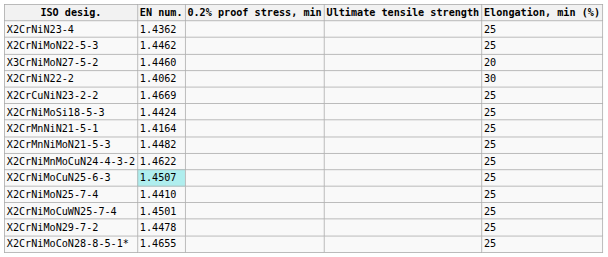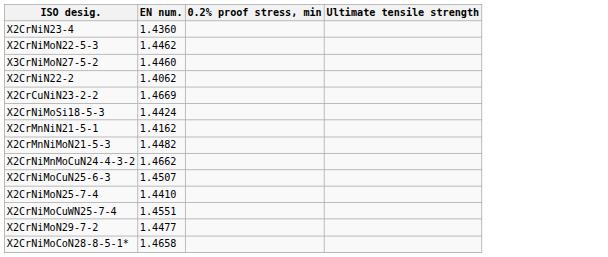- column: (542, 13)
(158, 29) 1.4362 -> (158, 29) 1.4360
(158, 128) 1.4164 -> (158, 128) 1.4162
(158, 161) 1.4622 -> (158, 161) 1.4662
(158, 178) paleturquoise background -> (158, 178) no background
(158, 211) 1.4501 -> (158, 211) 1.4551
(158, 227) 1.4478 -> (158, 227) 1.4477
(158, 244) 1.4655 -> (158, 244) 1.4658
